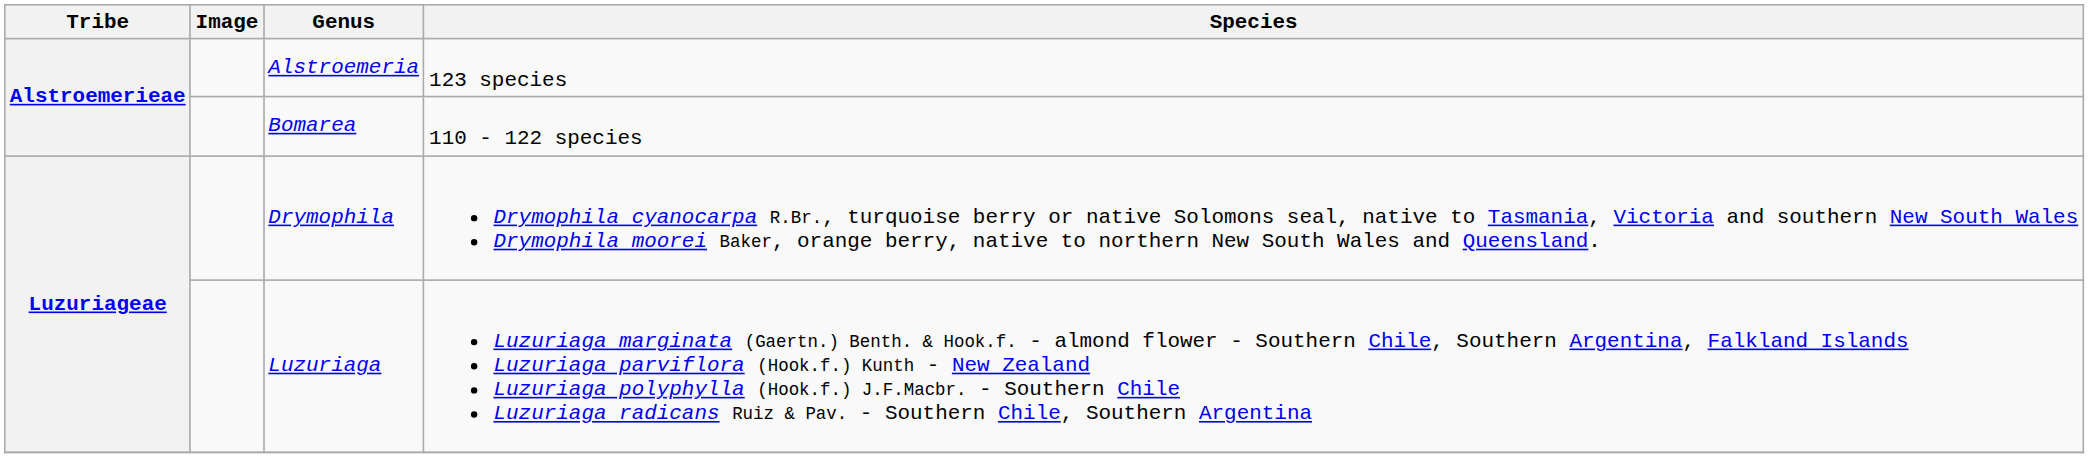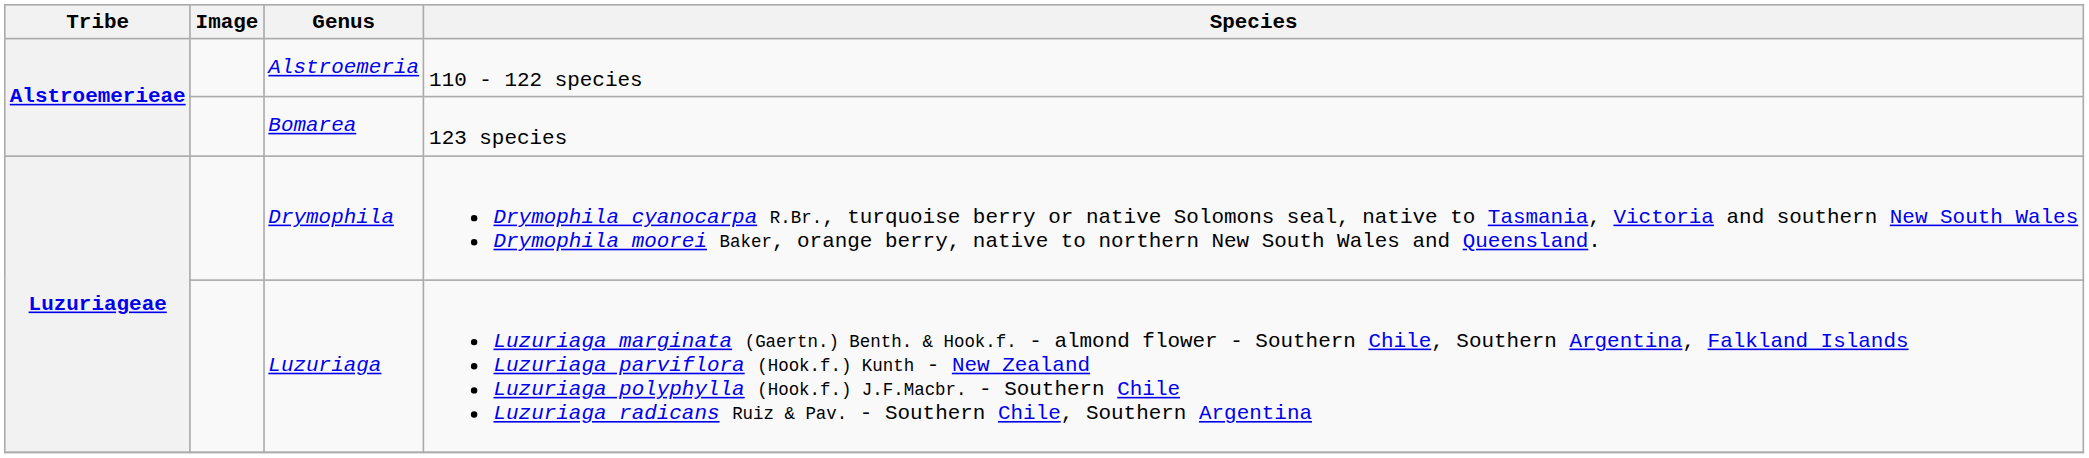(498, 80) 123 species -> (536, 80) 110 - 122 species
(536, 138) 110 - 122 species -> (498, 138) 123 species
